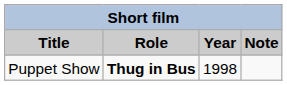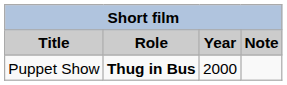(220, 68) 1998 -> (220, 68) 2000
